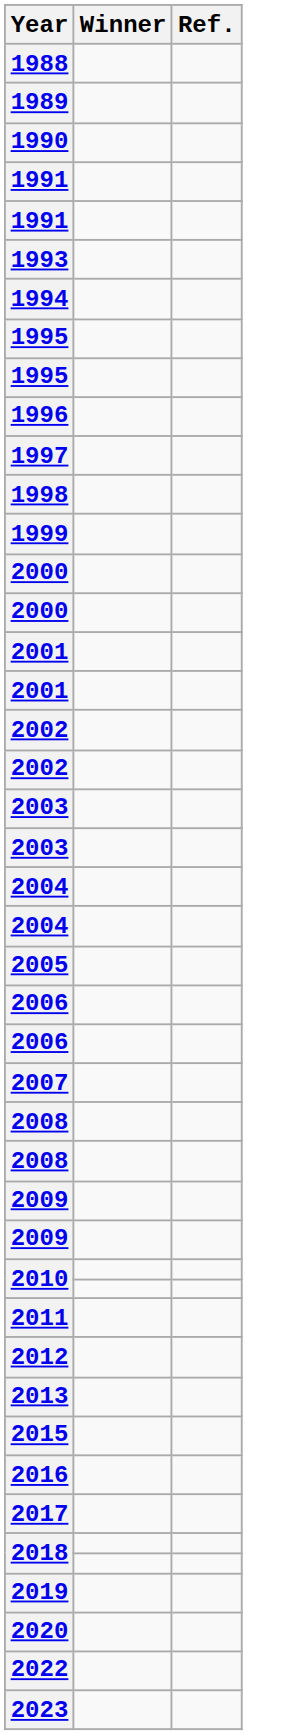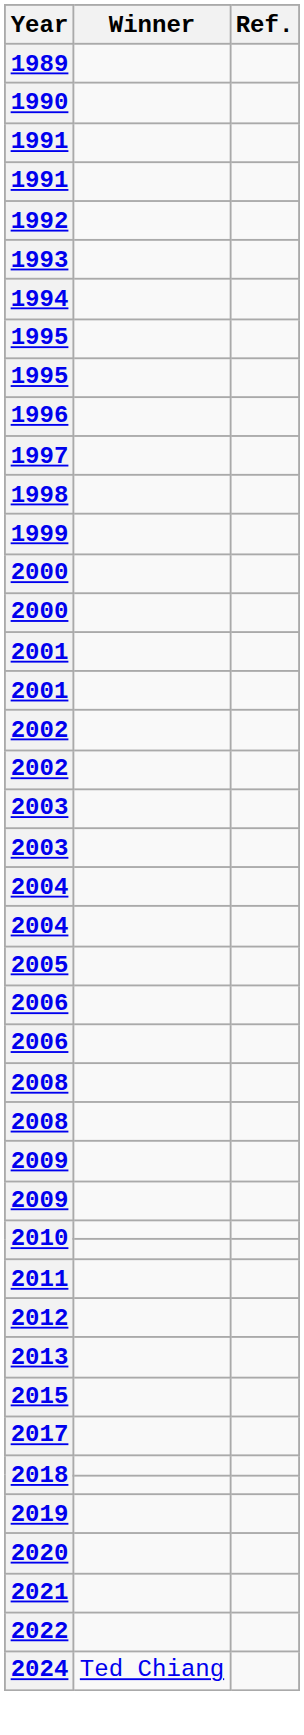- row: (40, 64)
+ row: (40, 221)
- row: (40, 1083)
- row: (40, 1475)
+ row: (40, 1592)
- row: (40, 1710)
+ row: (40, 1671)
